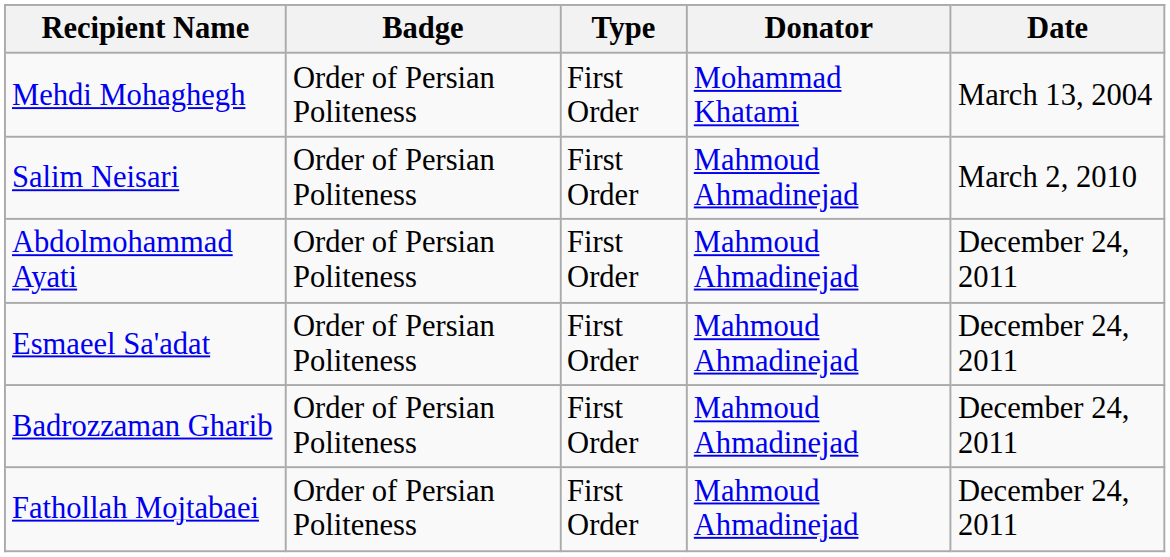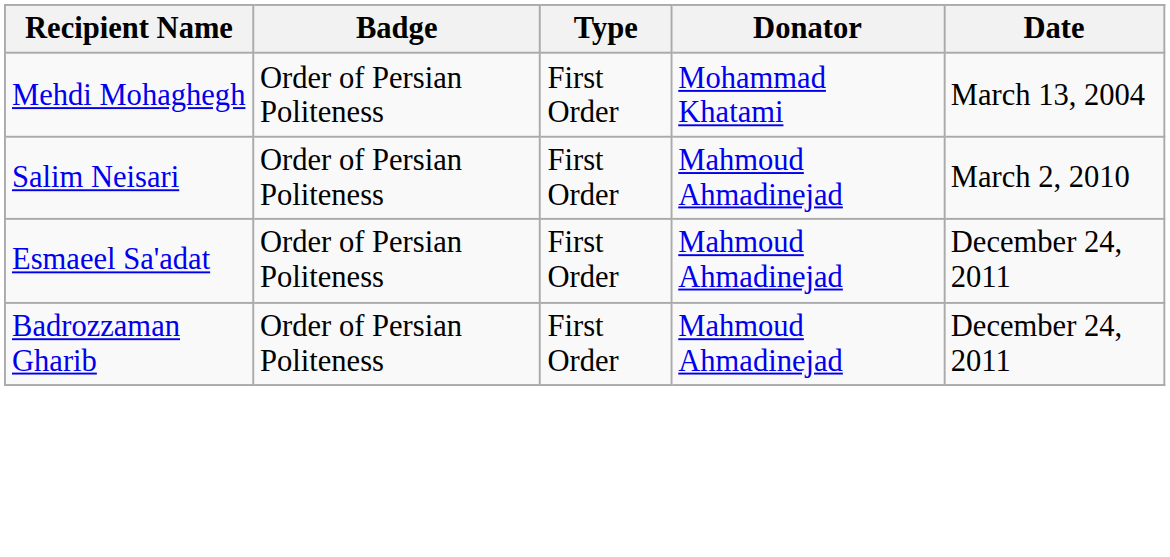- row: (122, 260)
- row: (135, 508)
